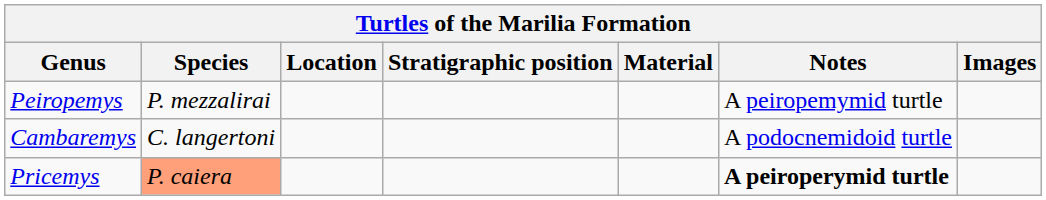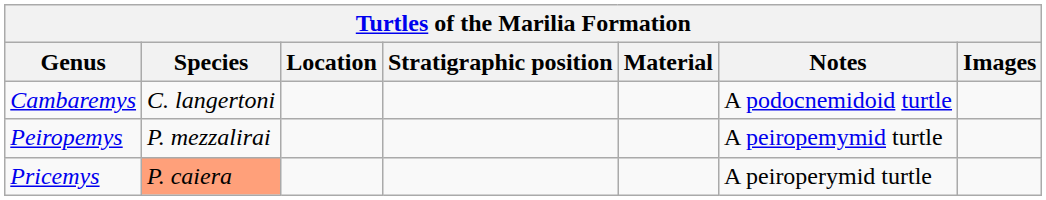rows swapped: (73, 137) <-> (66, 99)
(836, 175) bold -> (828, 175) normal
